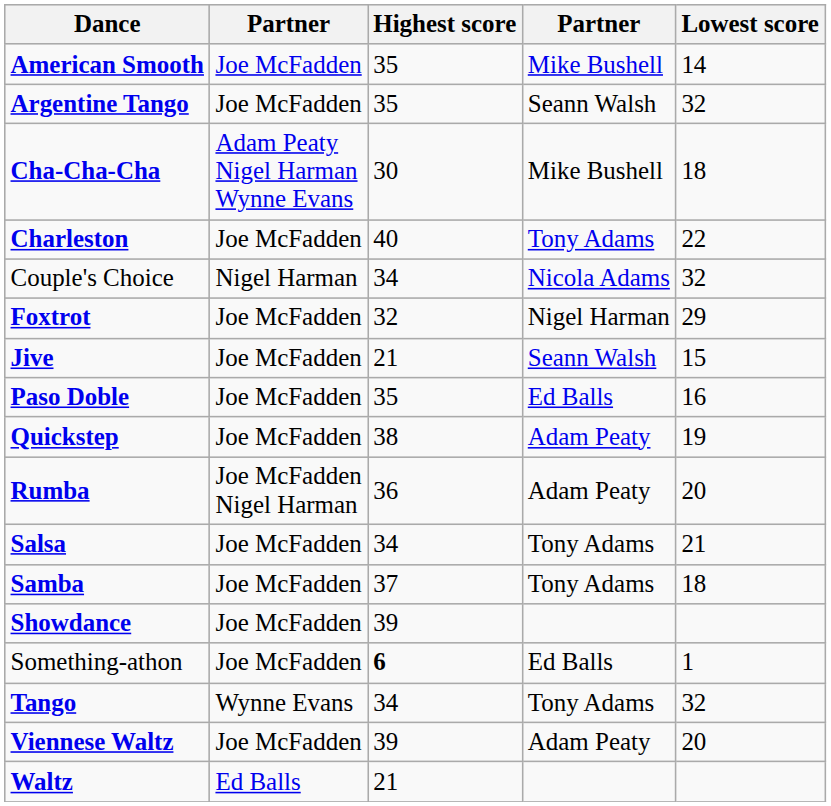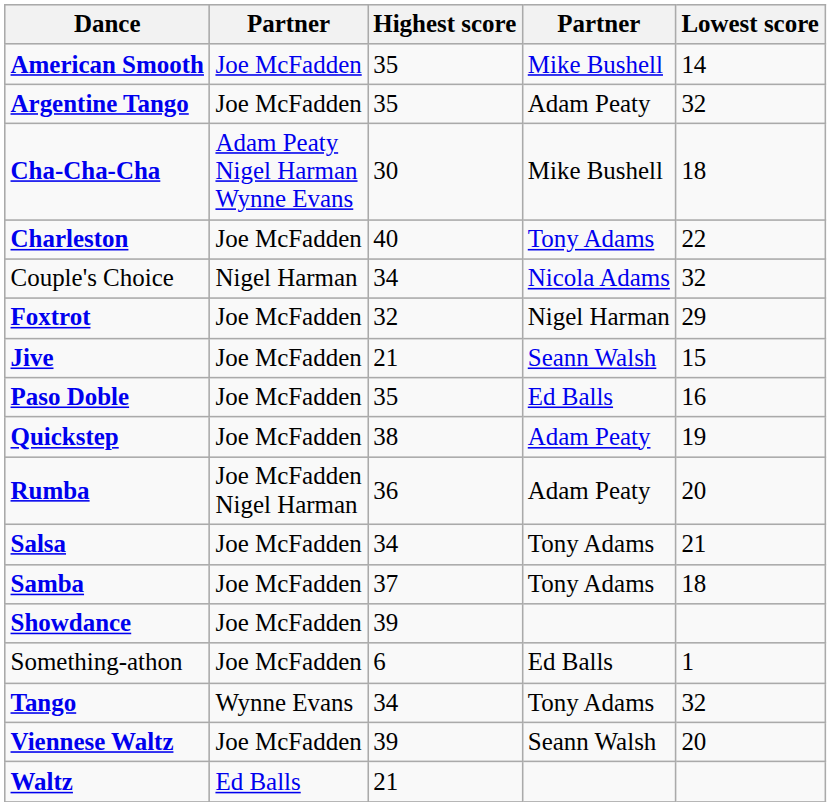(592, 103) Seann Walsh -> (589, 103) Adam Peaty
(379, 662) bold -> (379, 662) normal
(589, 741) Adam Peaty -> (592, 741) Seann Walsh
